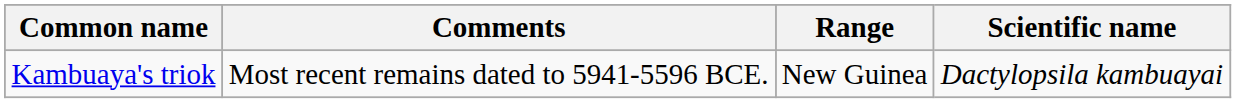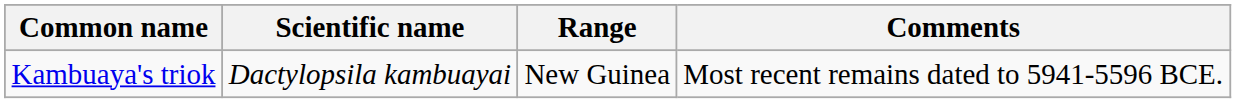columns swapped: (1082, 27) <-> (499, 27)
